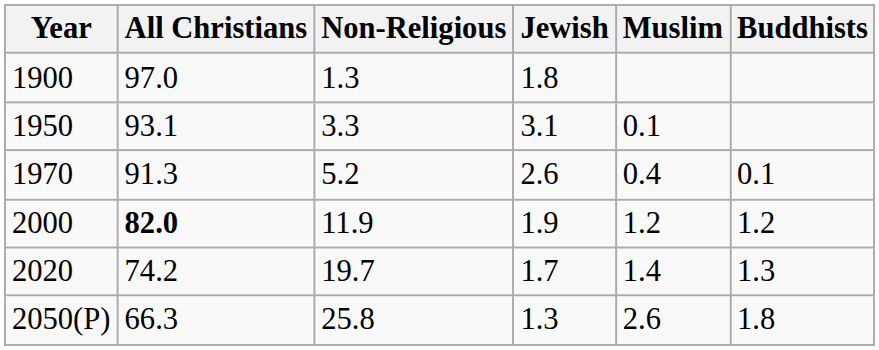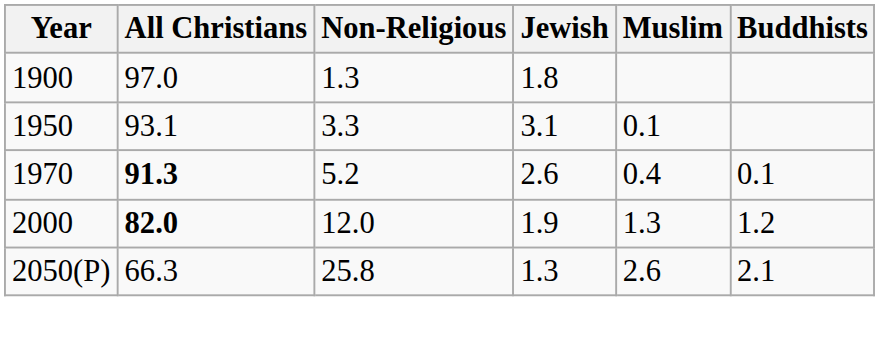(151, 174) normal -> (151, 174) bold
(347, 222) 11.9 -> (348, 222) 12.0
(642, 222) 1.2 -> (642, 222) 1.3
- row: (43, 271)
(756, 319) 1.8 -> (756, 271) 2.1
